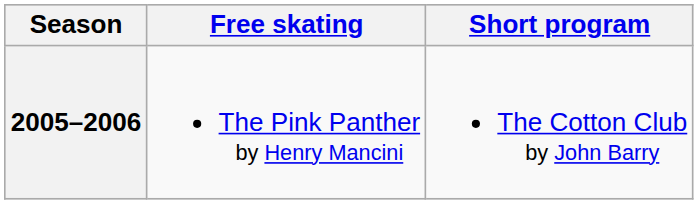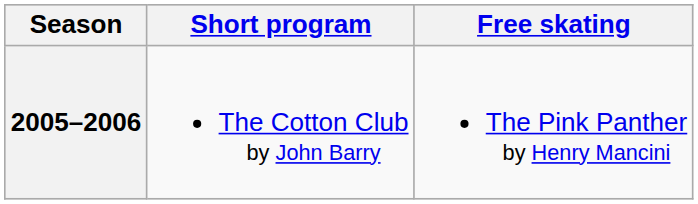columns swapped: (560, 25) <-> (287, 25)
